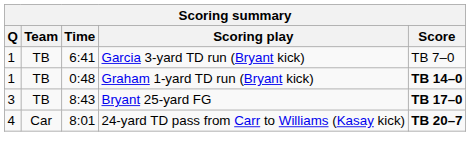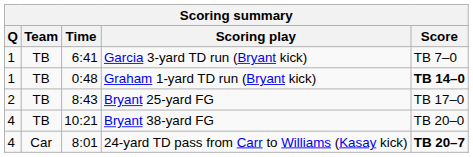(11, 100) 3 -> (11, 100) 2
(437, 100) bold -> (439, 100) normal
+ row: (159, 121)
